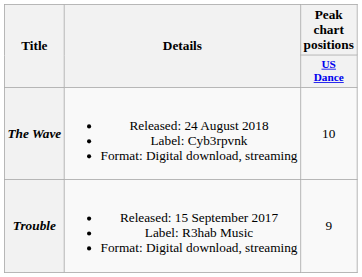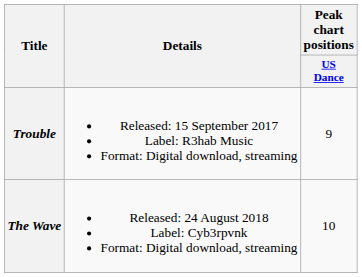rows swapped: (34, 226) <-> (34, 133)
